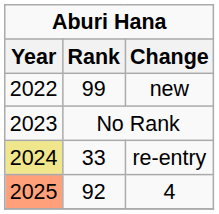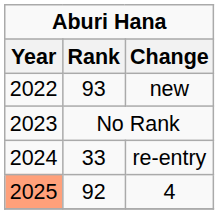(94, 90) 99 -> (94, 90) 93
(34, 158) khaki background -> (34, 158) no background
